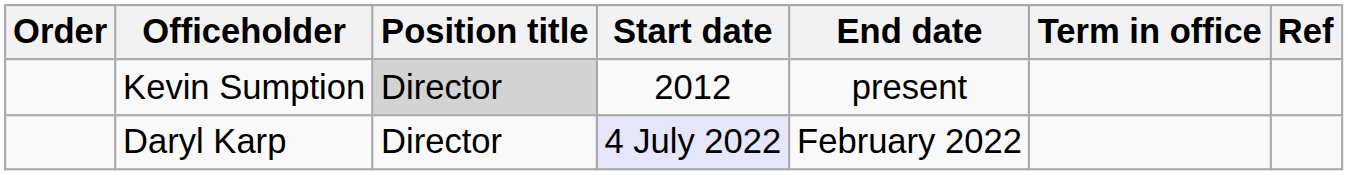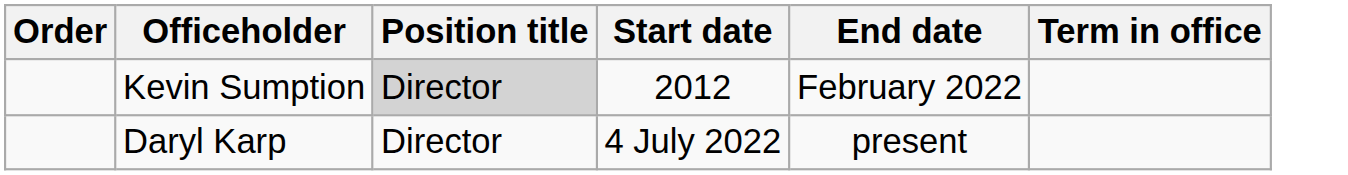- column: (1306, 31)
(909, 86) present -> (909, 86) February 2022
(693, 141) lavender background -> (693, 141) no background
(909, 141) February 2022 -> (909, 141) present
